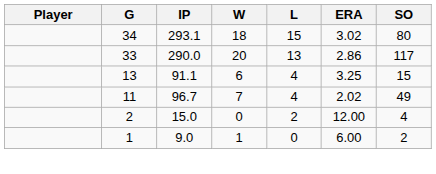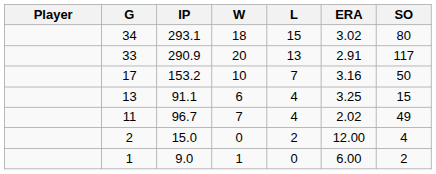(184, 55) 290.0 -> (184, 55) 290.9
(349, 55) 2.86 -> (349, 55) 2.91
+ row: (129, 76)
